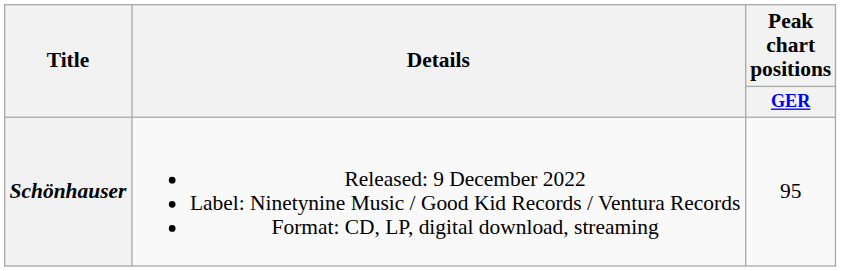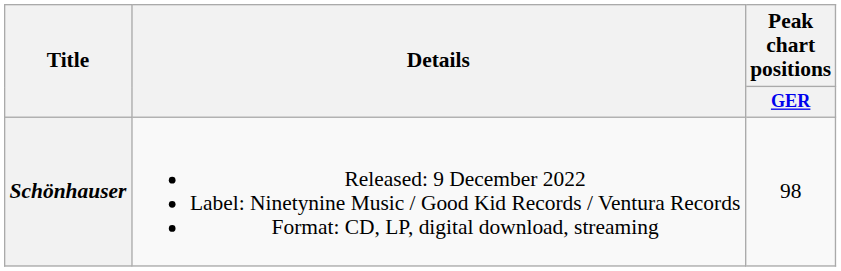(791, 191) 95 -> (791, 191) 98
